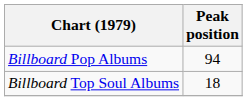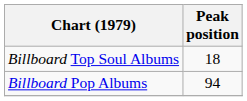rows swapped: (78, 58) <-> (94, 83)
